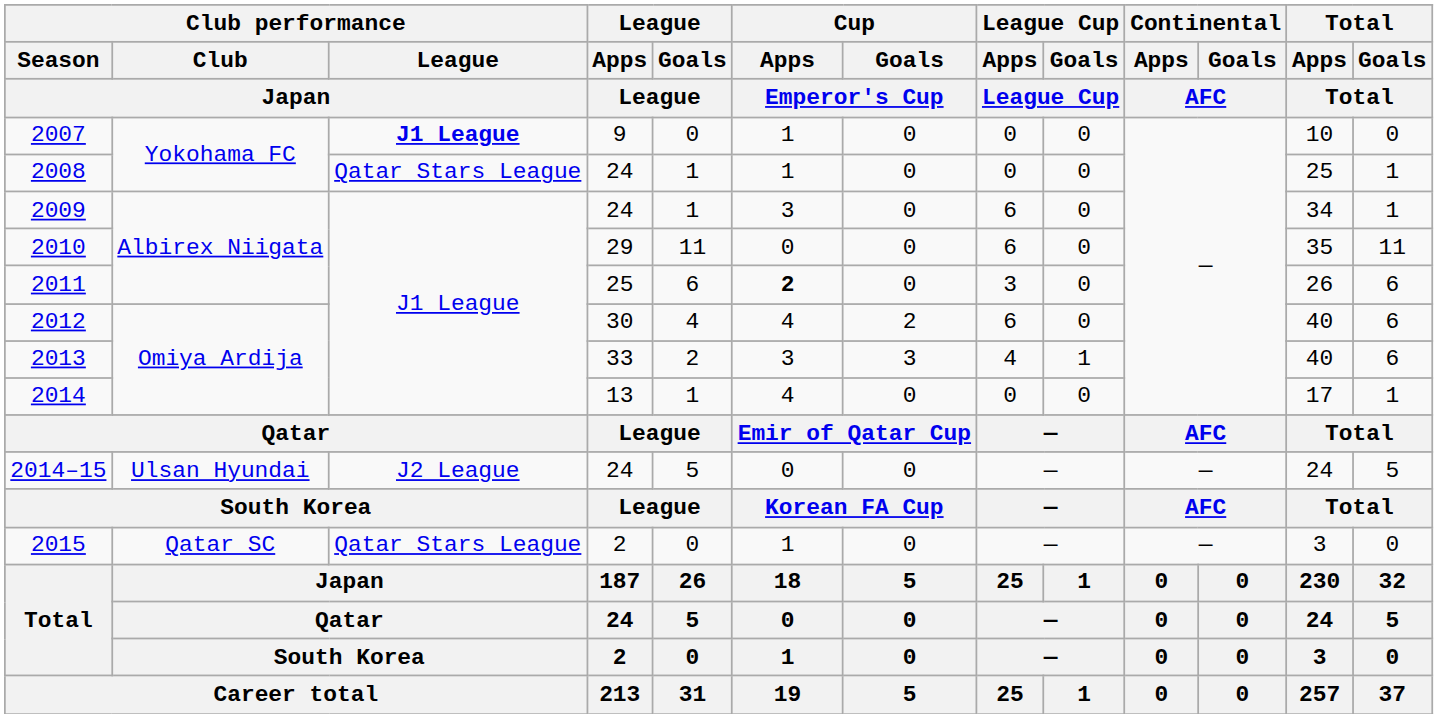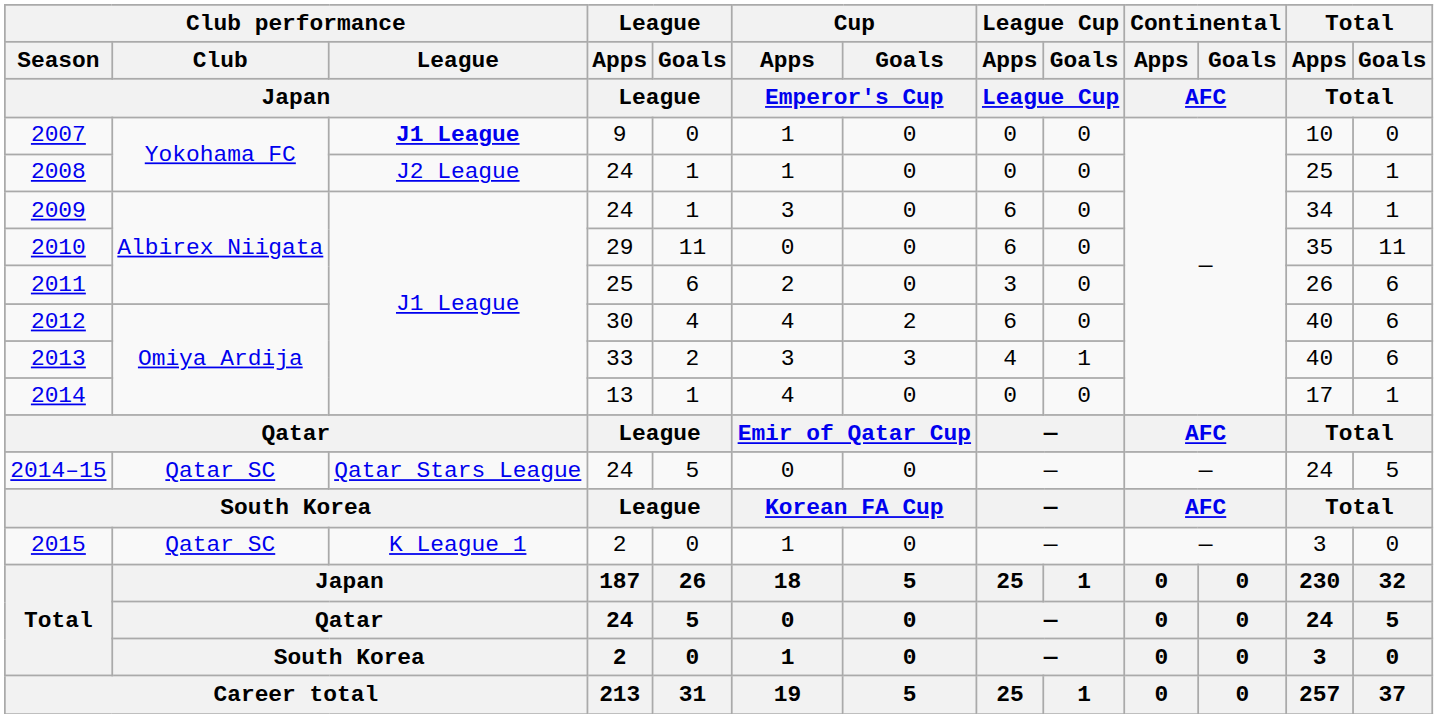(458, 173) Qatar Stars League -> (458, 173) J2 League
(788, 285) bold -> (788, 285) normal
(220, 471) Ulsan Hyundai -> (220, 471) Qatar SC
(458, 471) J2 League -> (458, 471) Qatar Stars League
(458, 546) Qatar Stars League -> (458, 546) K League 1
